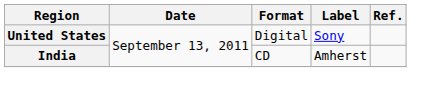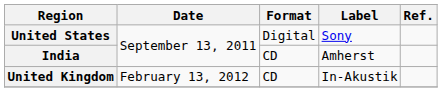+ row: (61, 76)
